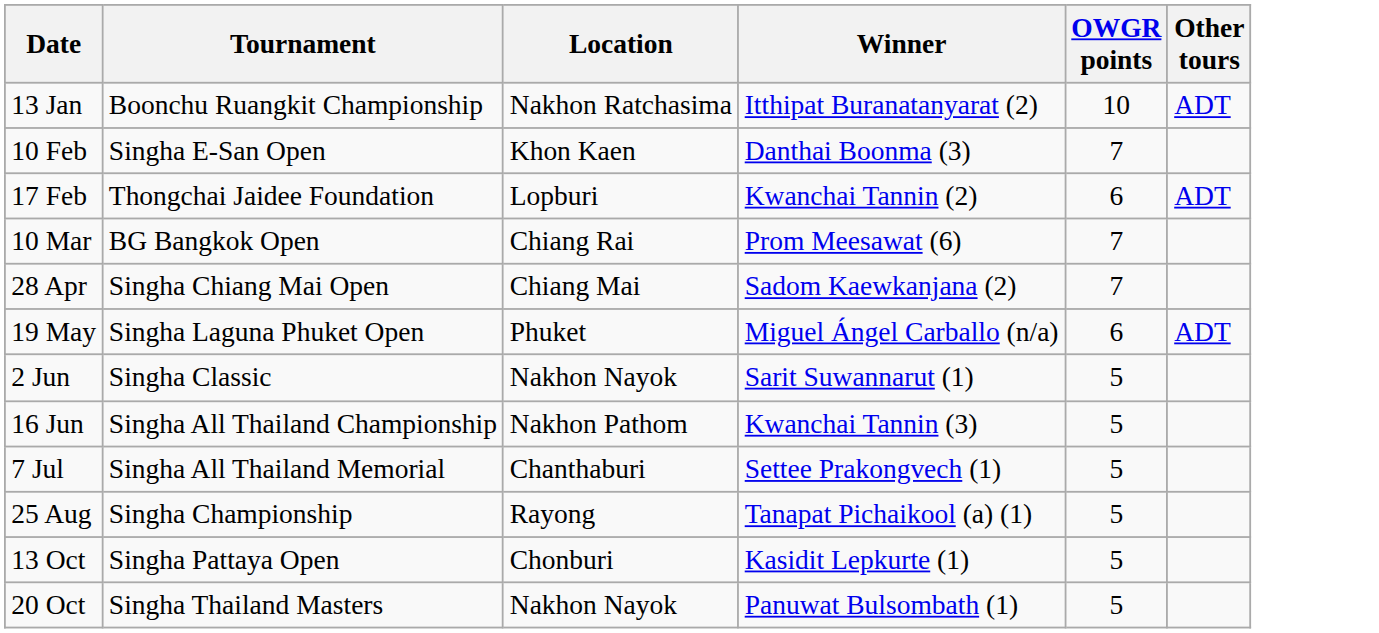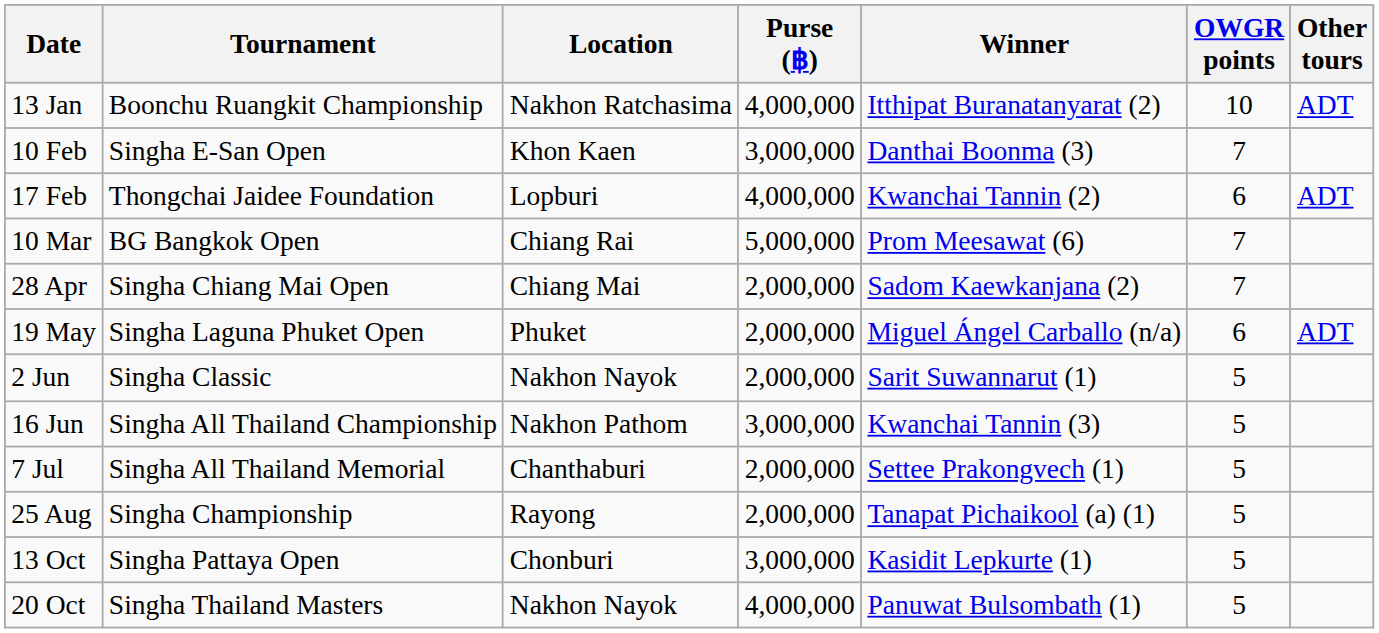+ column: (800, 43)
